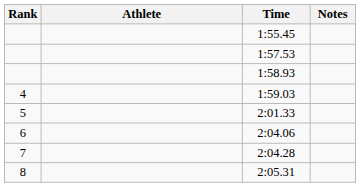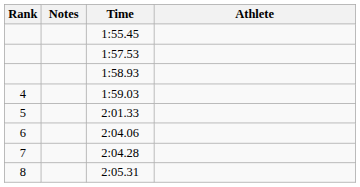columns swapped: (142, 14) <-> (333, 14)
